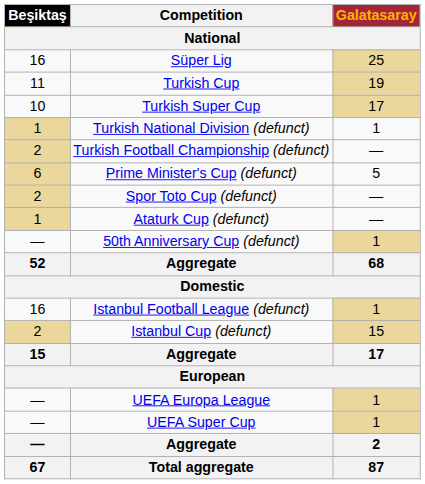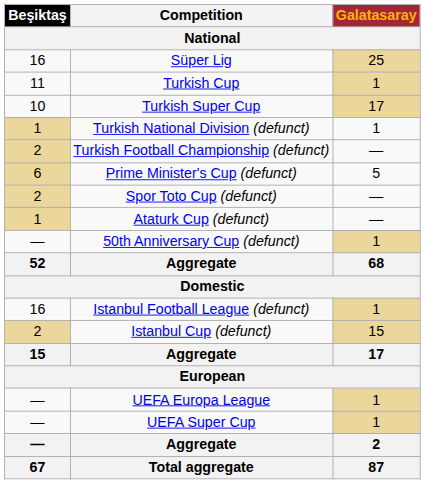(376, 83) 19 -> (376, 83) 1
